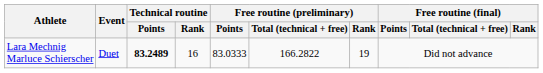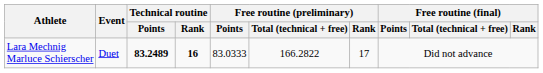(193, 53) normal -> (193, 53) bold
(364, 53) 19 -> (364, 53) 17
